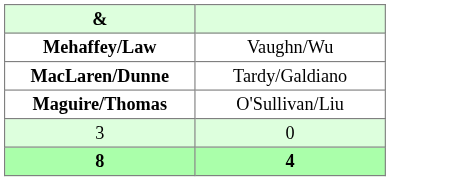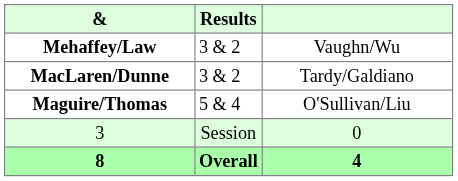+ column: (228, 18)
